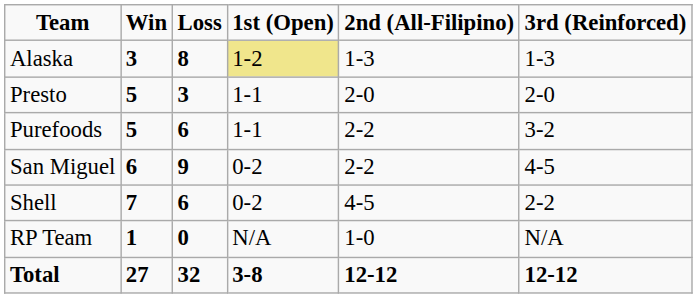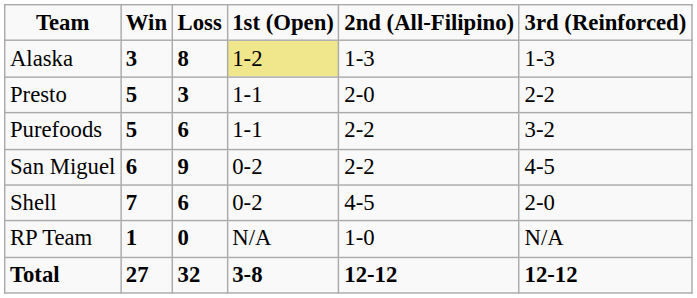(540, 94) 2-0 -> (540, 94) 2-2
(540, 202) 2-2 -> (540, 202) 2-0
